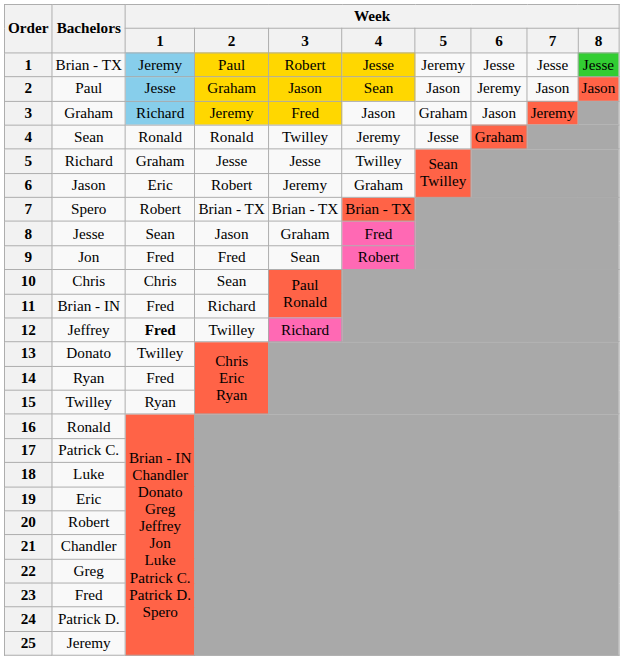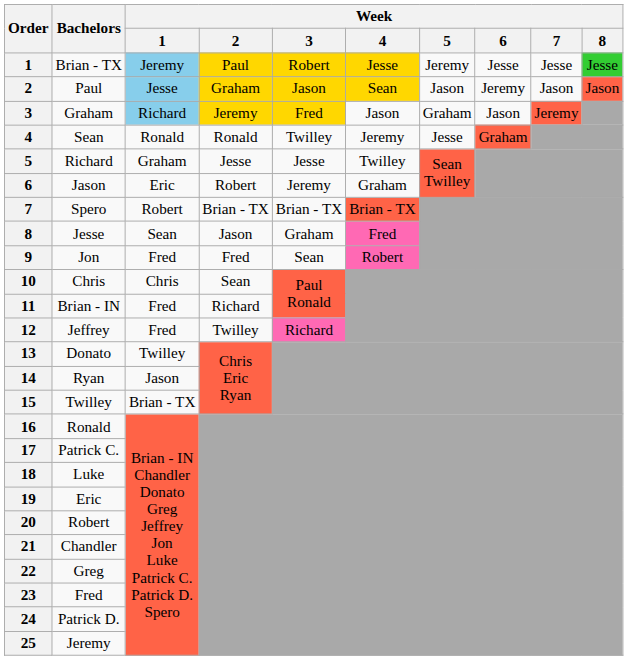(160, 329) bold -> (162, 329) normal
(160, 378) Fred -> (162, 378) Jason
(160, 402) Ryan -> (162, 402) Brian - TX
